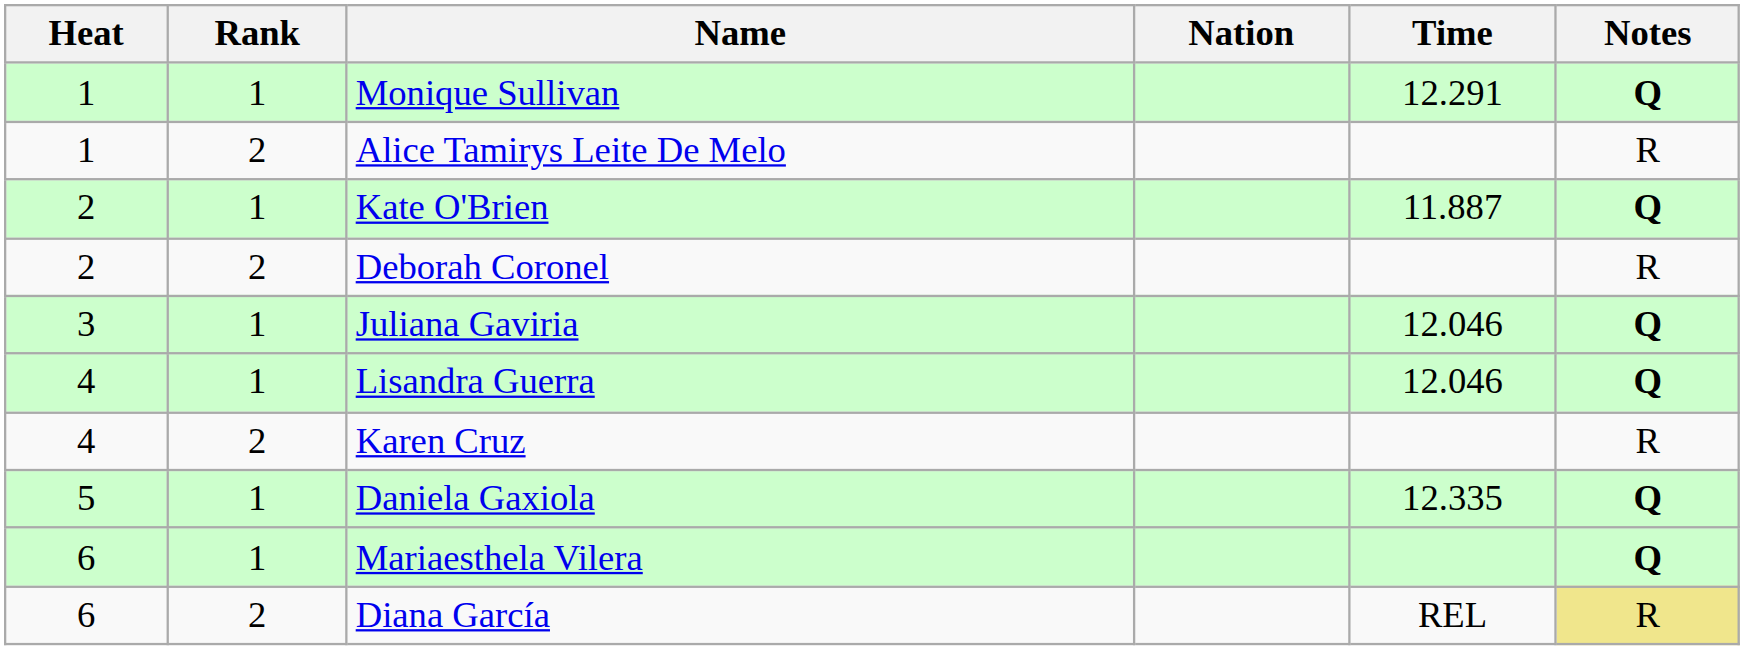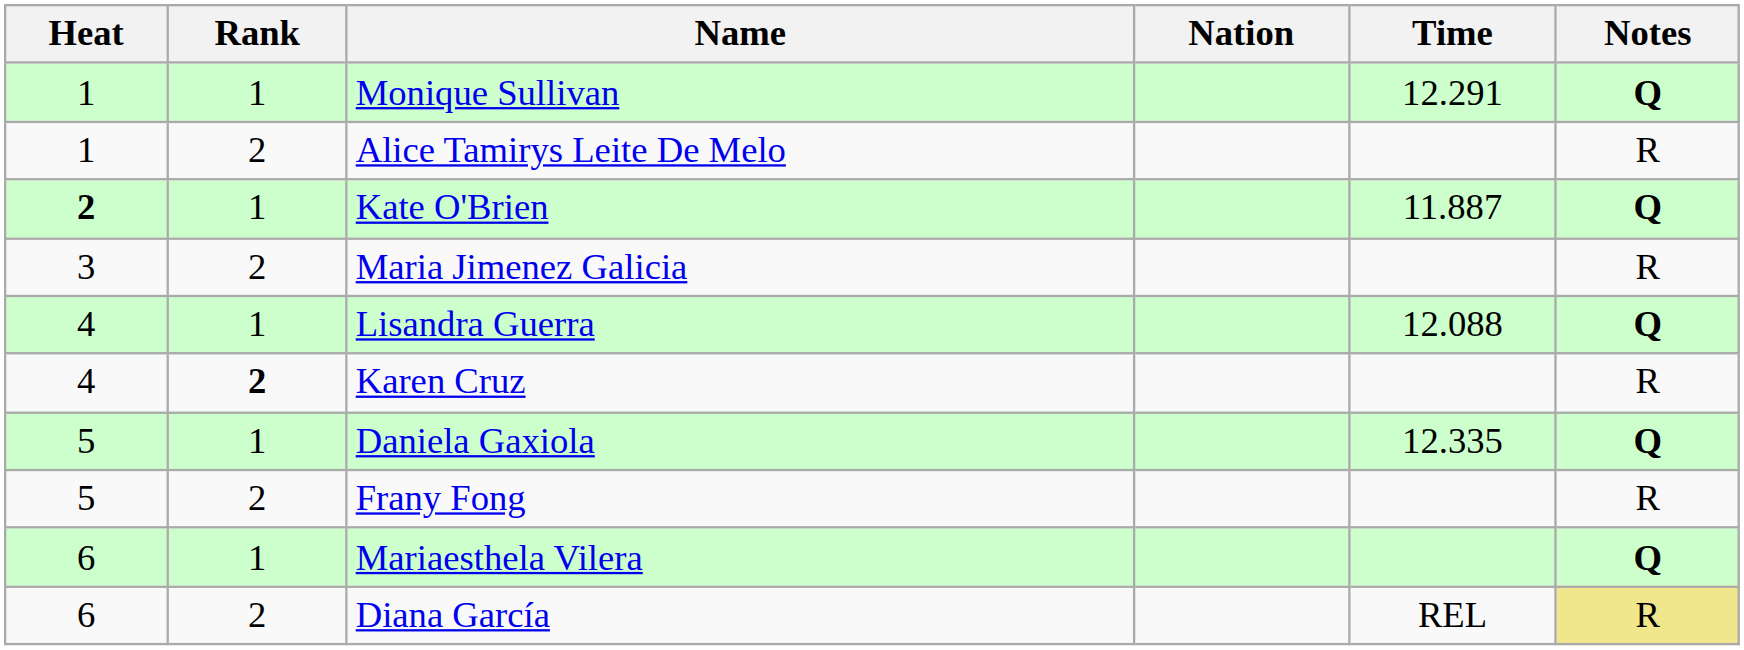(86, 207) normal -> (86, 207) bold
- row: (482, 265)
- row: (467, 324)
+ row: (522, 265)
(1452, 382) 12.046 -> (1452, 324) 12.088
(257, 440) normal -> (257, 382) bold
+ row: (441, 498)
